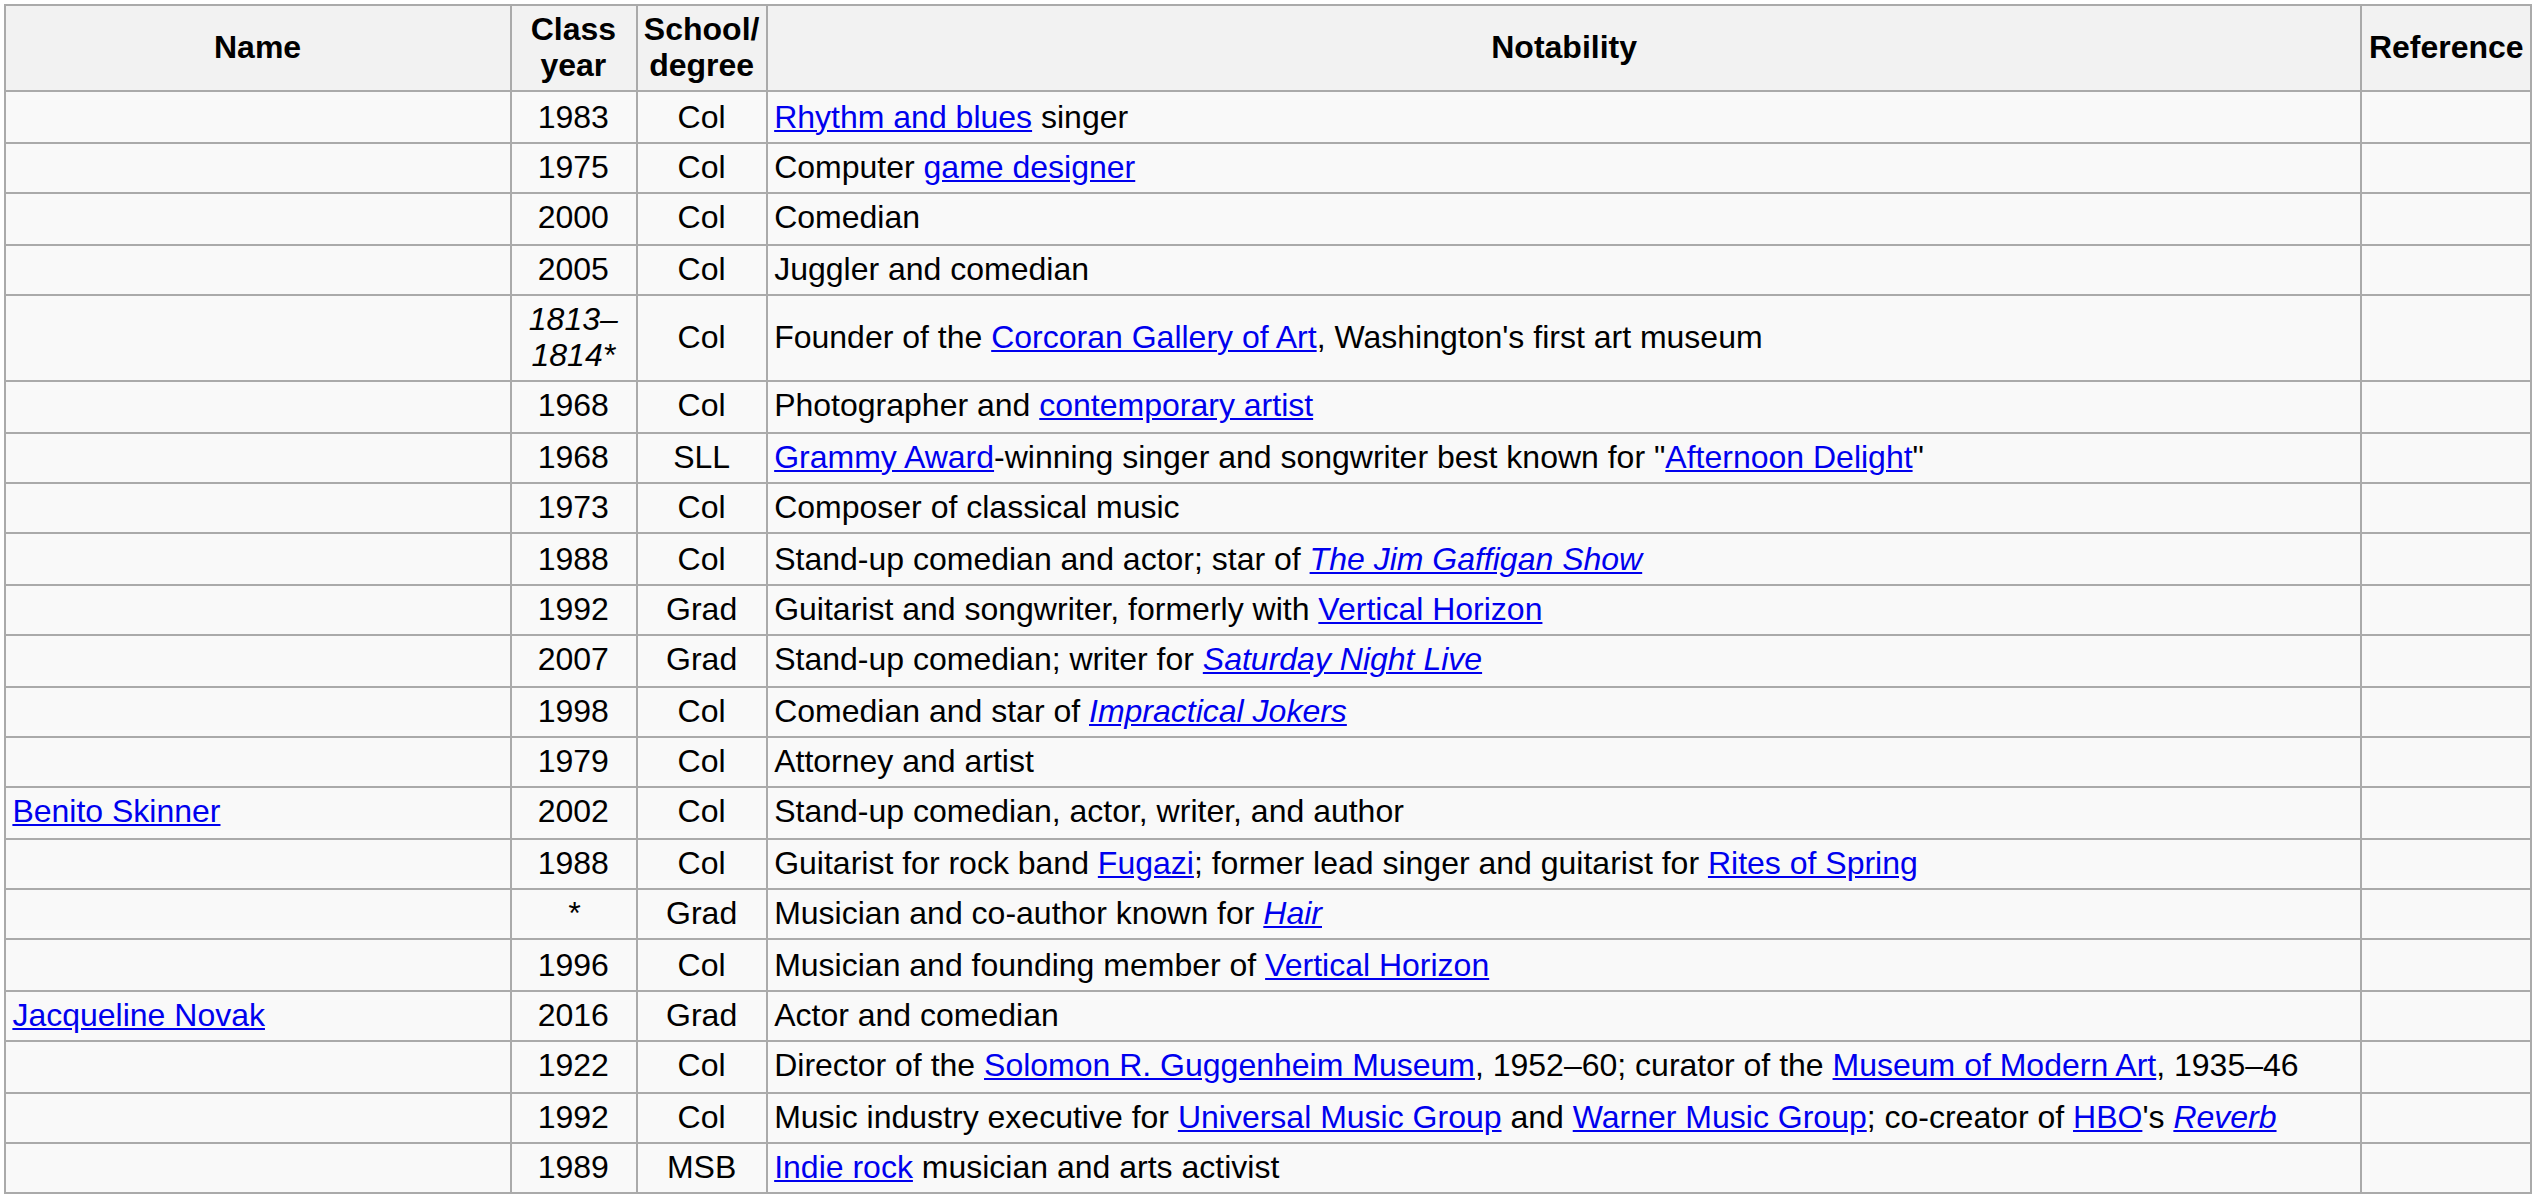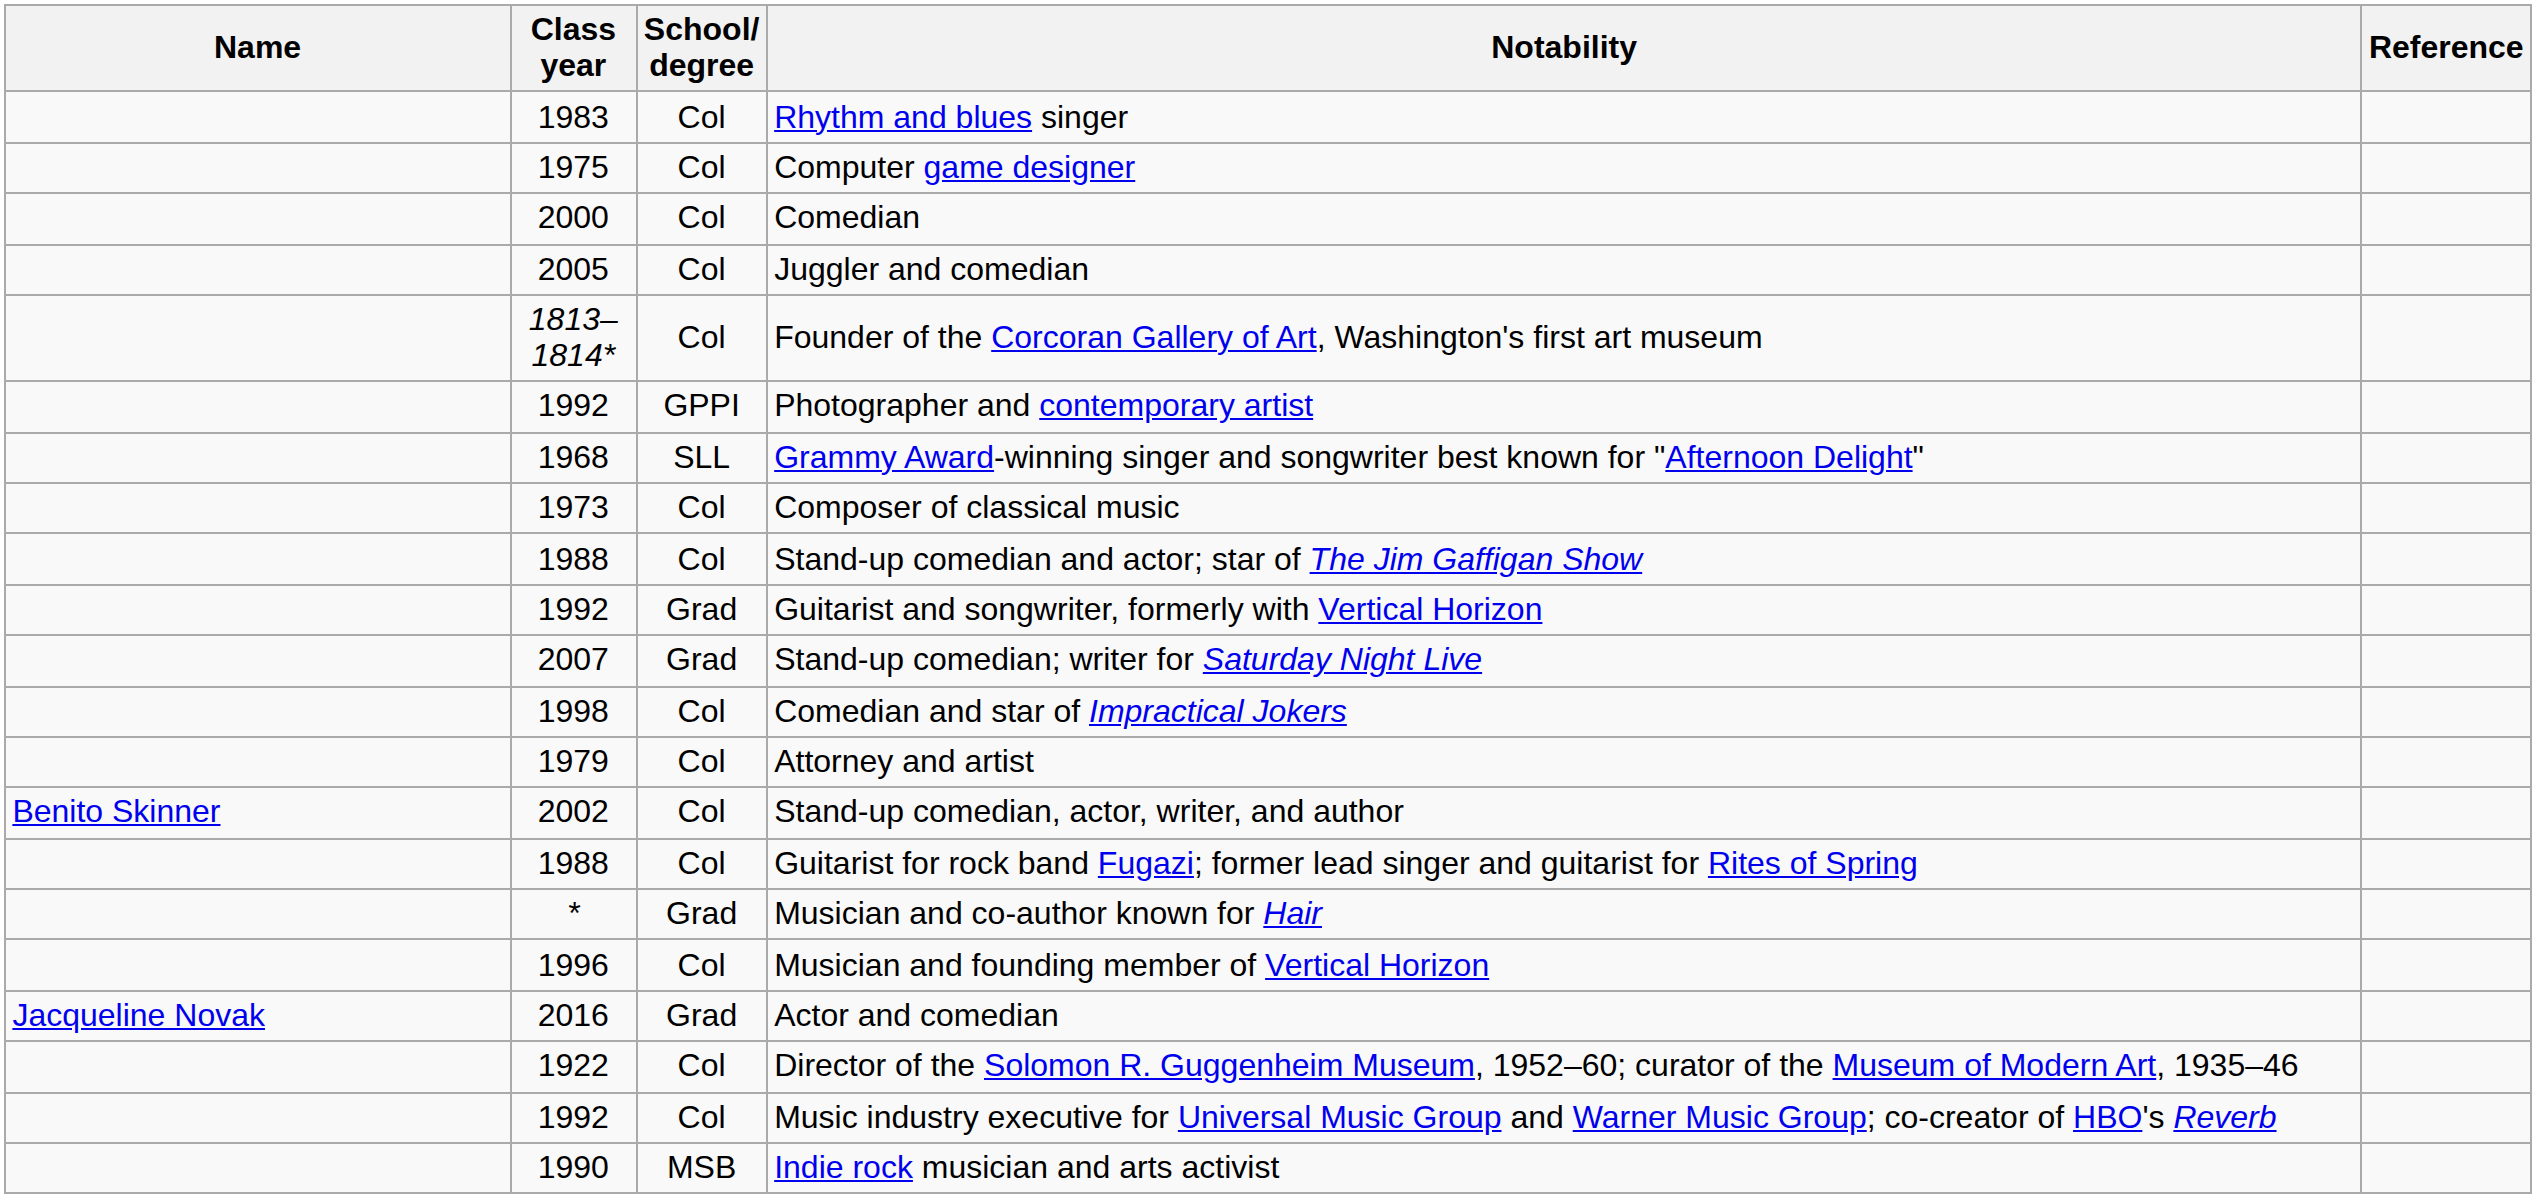(573, 406) 1968 -> (573, 406) 1992
(702, 406) Col -> (702, 406) GPPI
(573, 1167) 1989 -> (573, 1167) 1990
